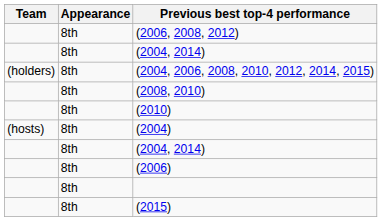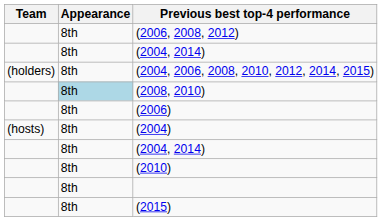(69, 91) no background -> (69, 91) lightblue background
rows swapped: (31, 110) <-> (31, 168)
